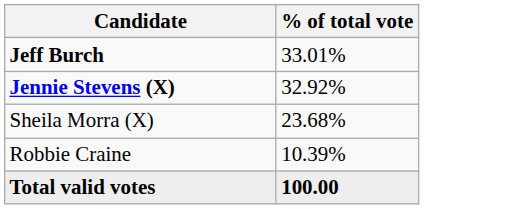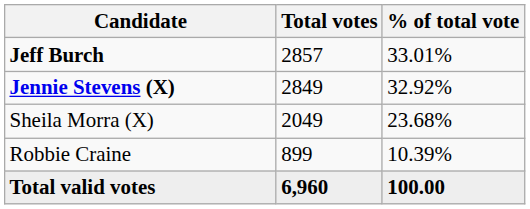+ column: (329, 21)
